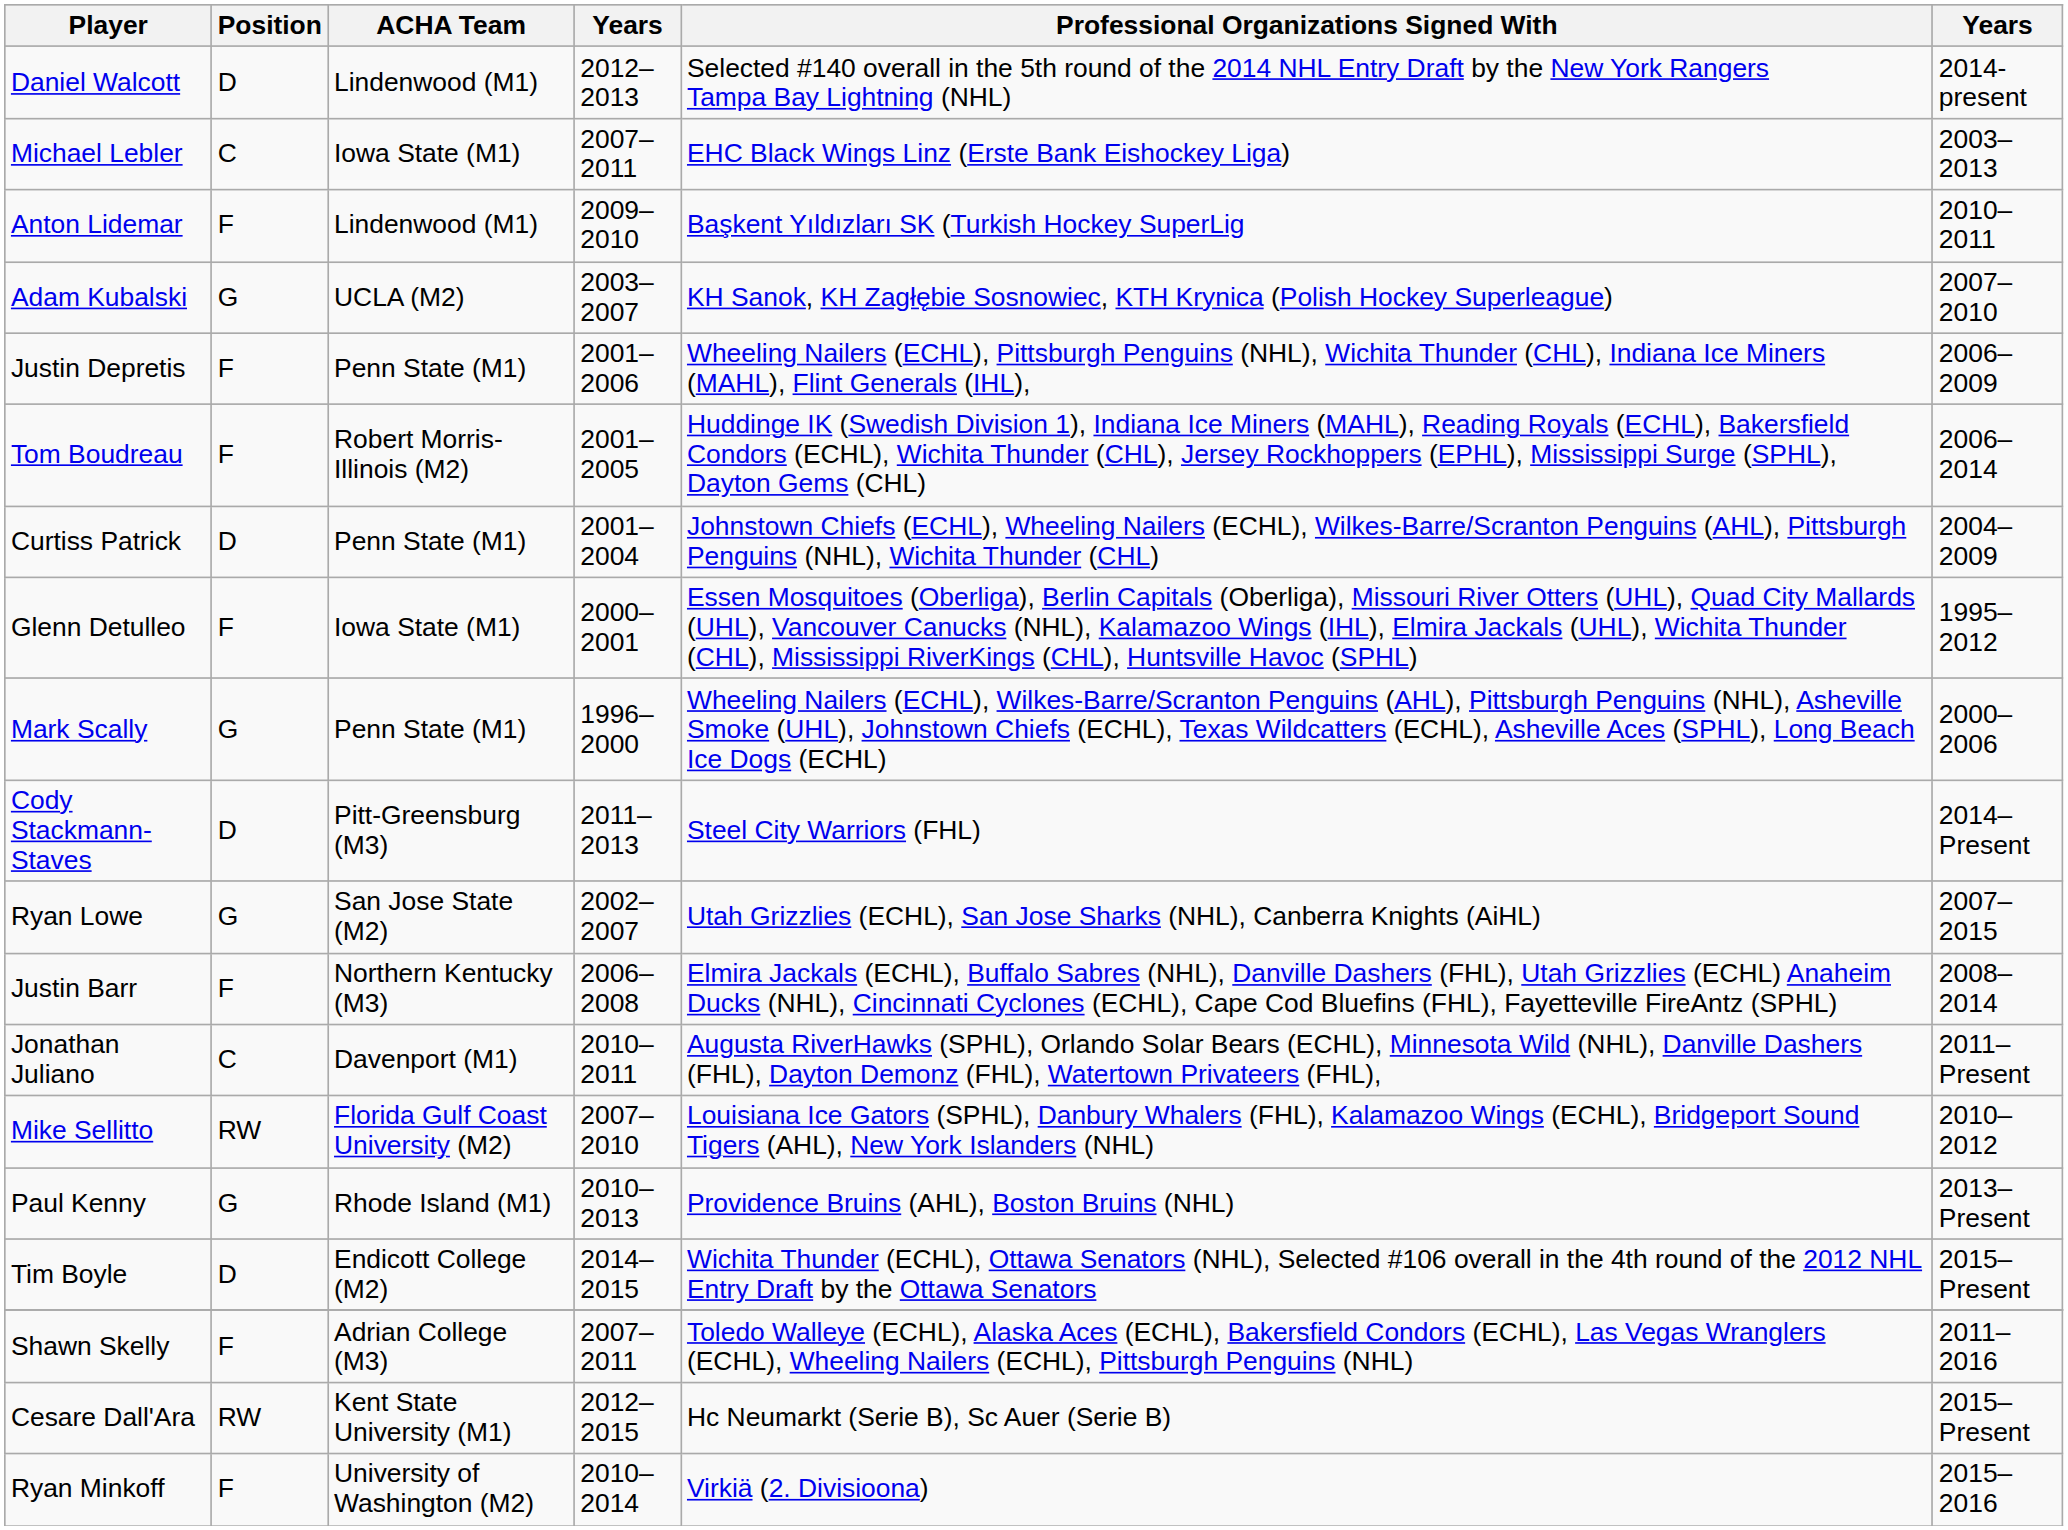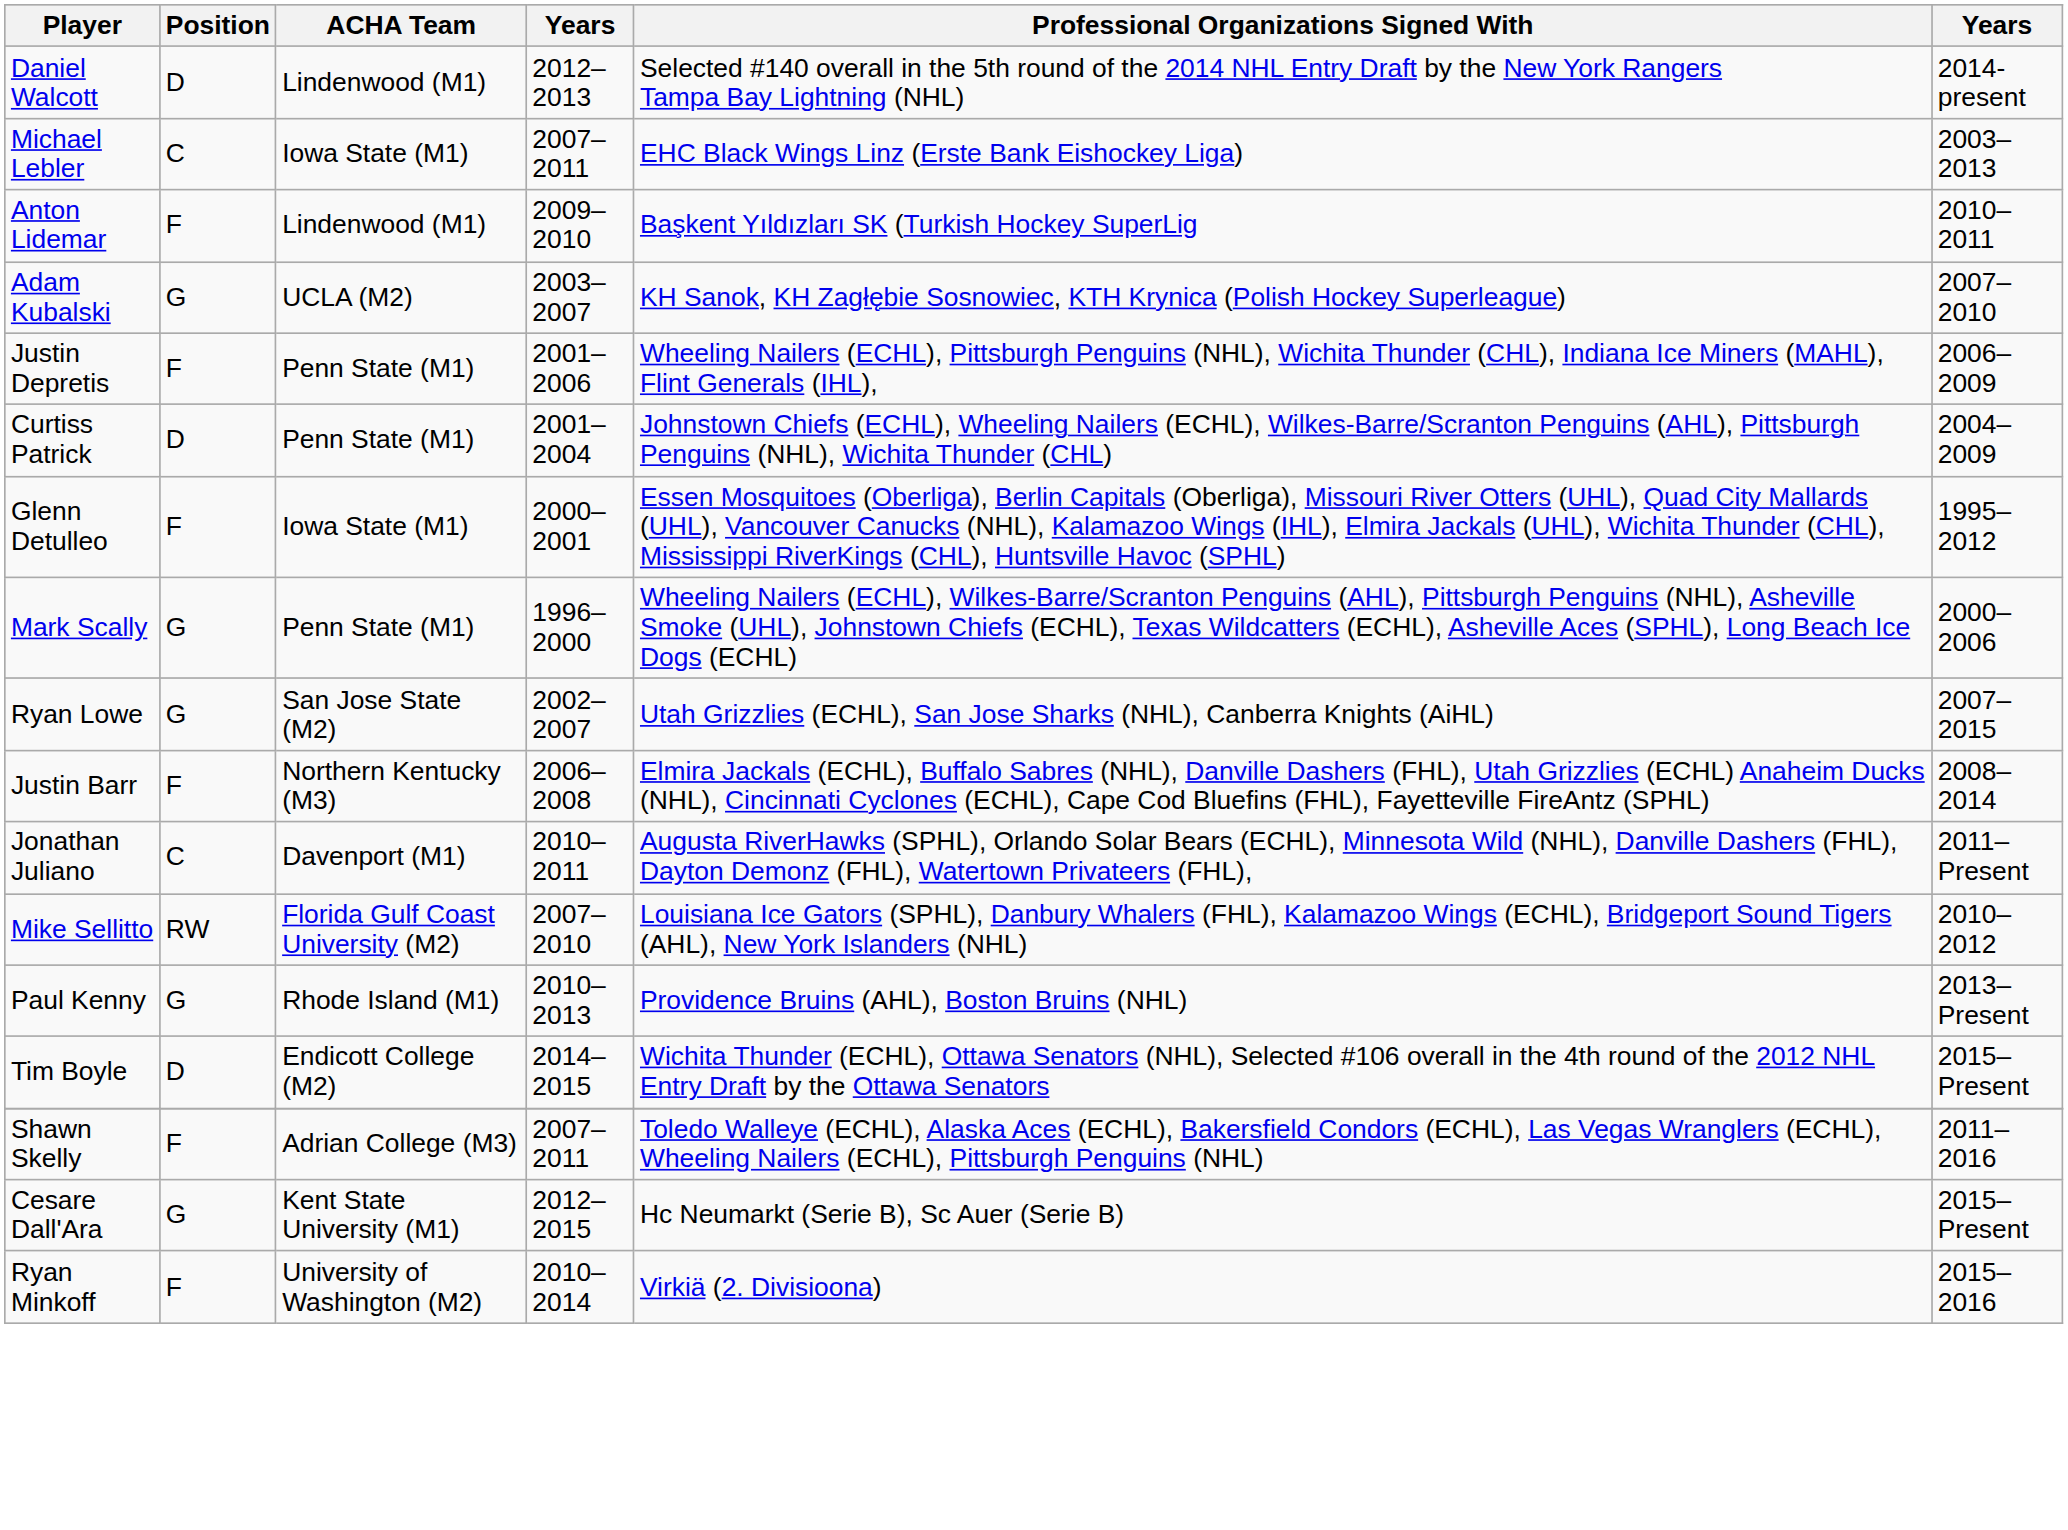- row: (97, 454)
- row: (81, 830)
(239, 1417) RW -> (176, 1215) G
